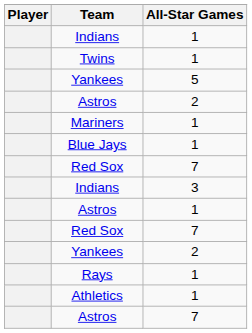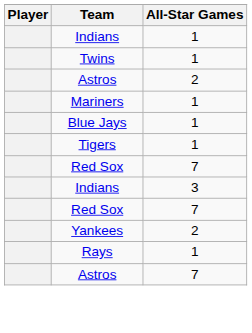- row: (97, 79)
+ row: (97, 144)
- row: (97, 209)
- row: (97, 295)
